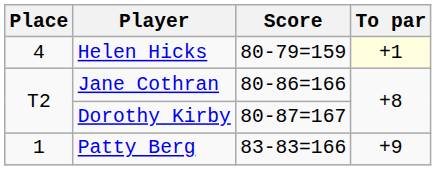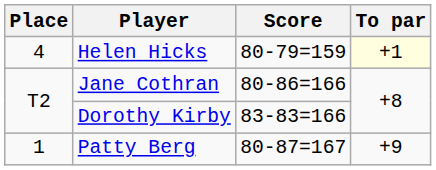(293, 117) 80-87=167 -> (293, 117) 83-83=166
(293, 149) 83-83=166 -> (293, 149) 80-87=167
